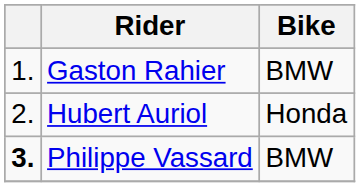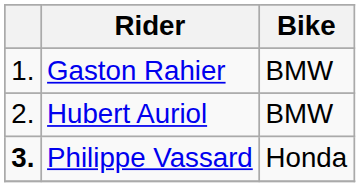(306, 114) Honda -> (299, 114) BMW
(299, 158) BMW -> (306, 158) Honda
